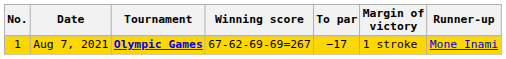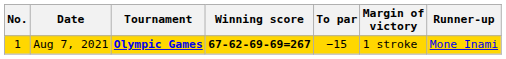(259, 45) normal -> (259, 45) bold
(337, 45) −17 -> (337, 45) −15
